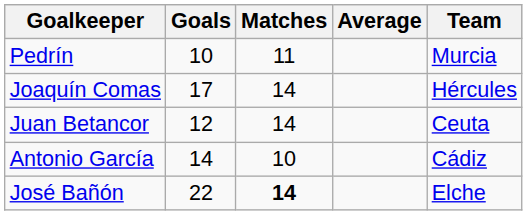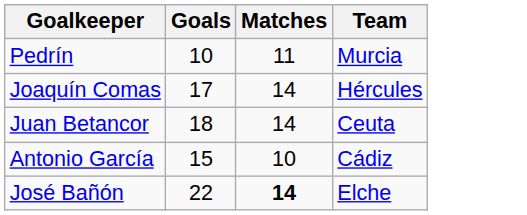- column: (380, 21)
(201, 124) 12 -> (201, 124) 18
(201, 158) 14 -> (201, 158) 15
